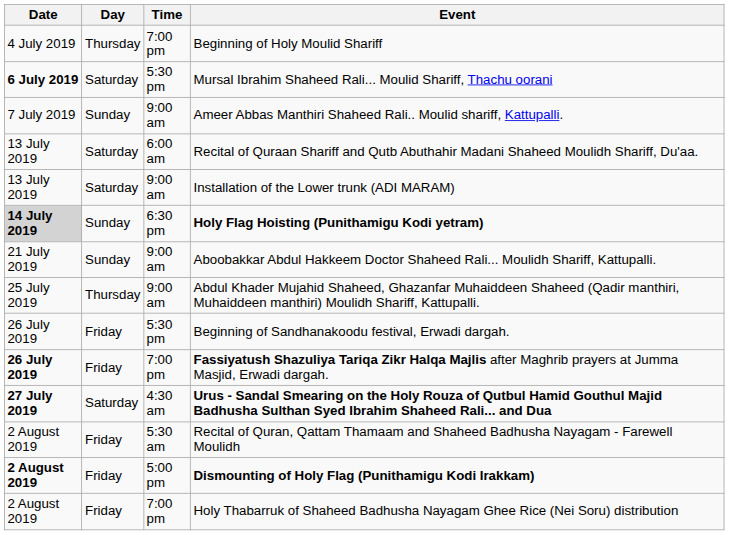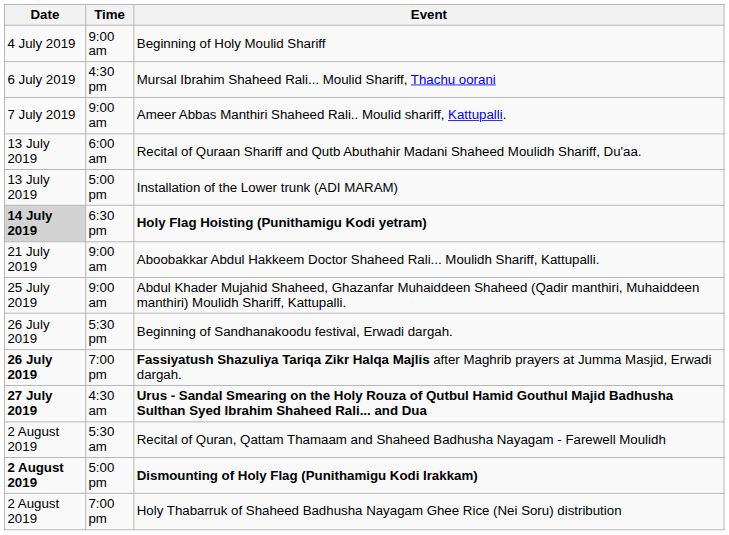- column: (113, 15)
(159, 43) 7:00 pm -> (101, 43) 9:00 am
(43, 79) bold -> (41, 79) normal
(159, 79) 5:30 pm -> (101, 79) 4:30 pm
(159, 187) 9:00 am -> (101, 187) 5:00 pm
